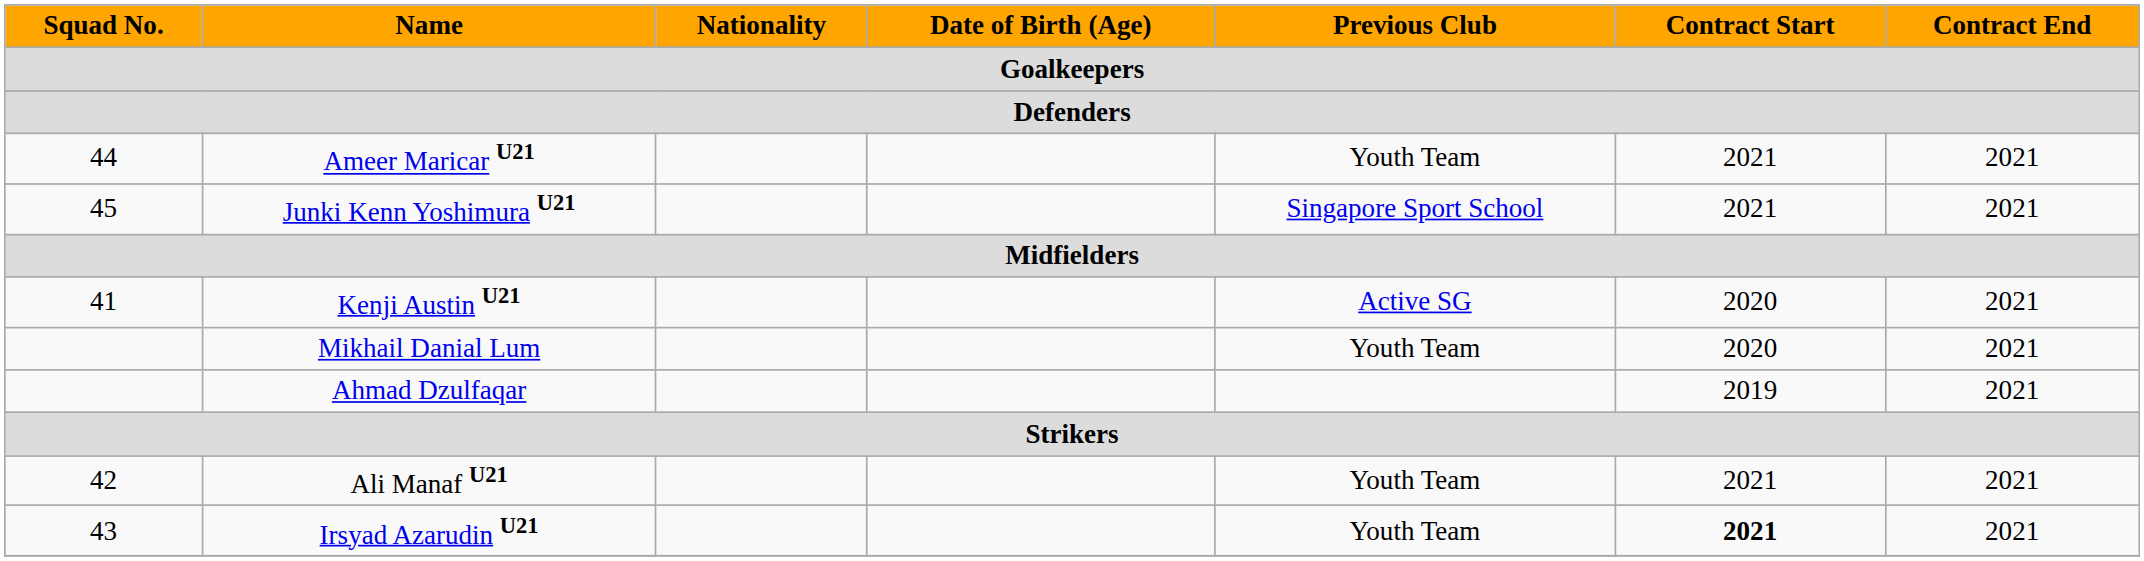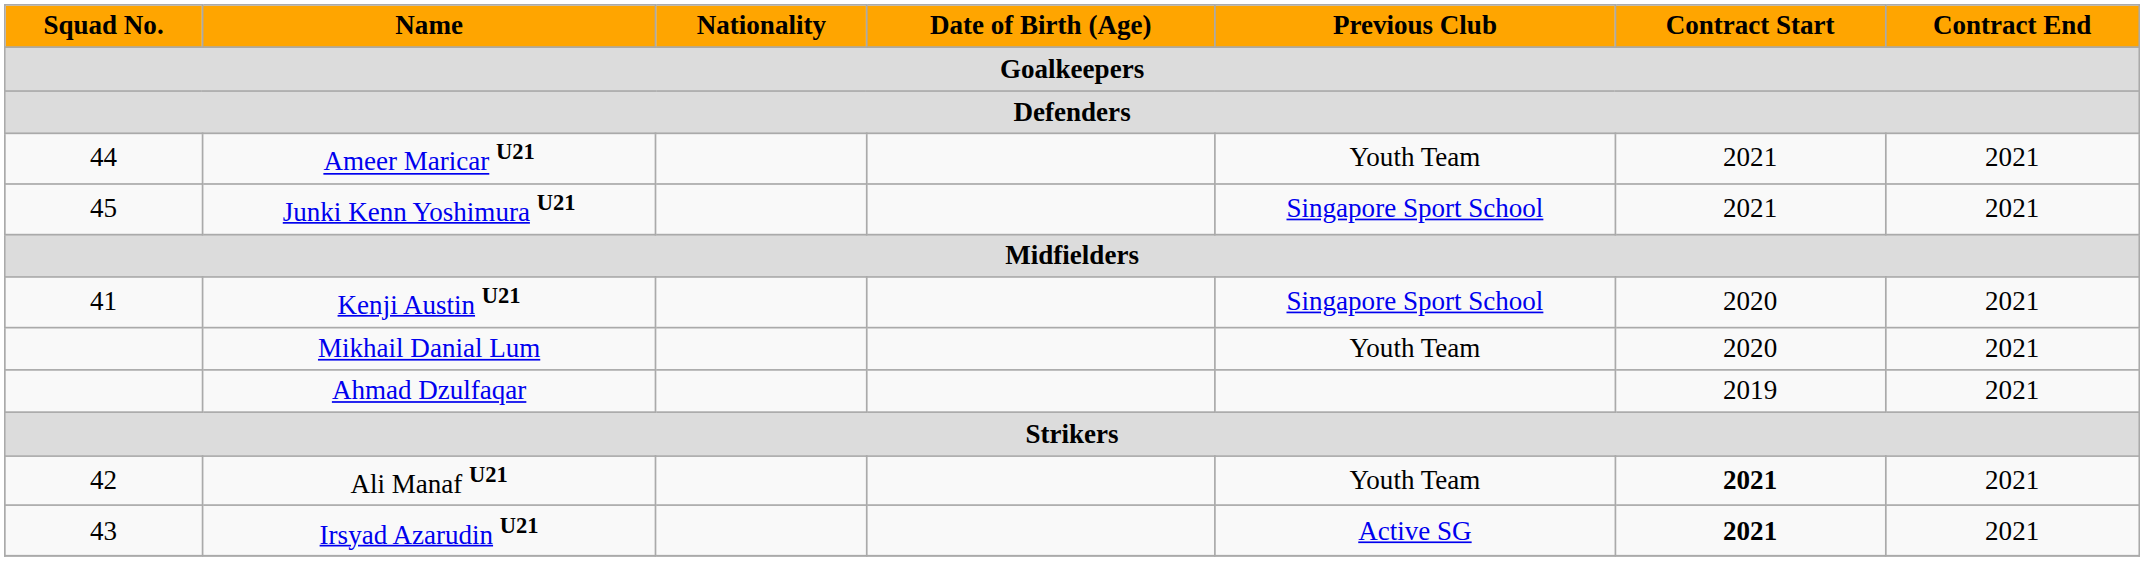(1415, 301) Active SG -> (1415, 301) Singapore Sport School
(1750, 480) normal -> (1750, 480) bold
(1415, 530) Youth Team -> (1415, 530) Active SG
